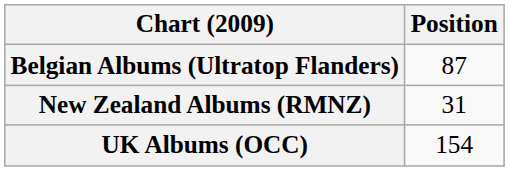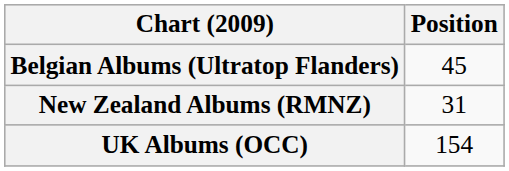(454, 64) 87 -> (454, 64) 45
